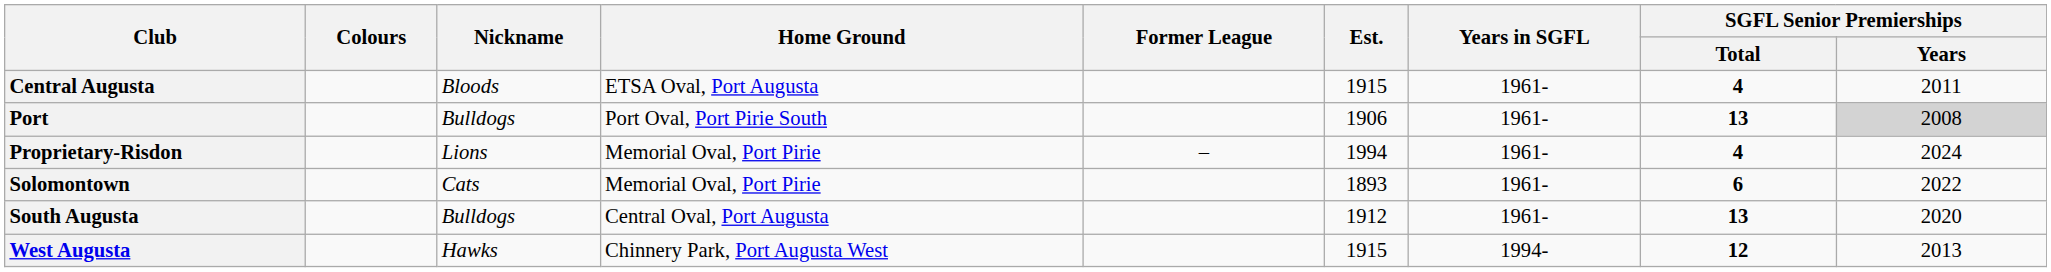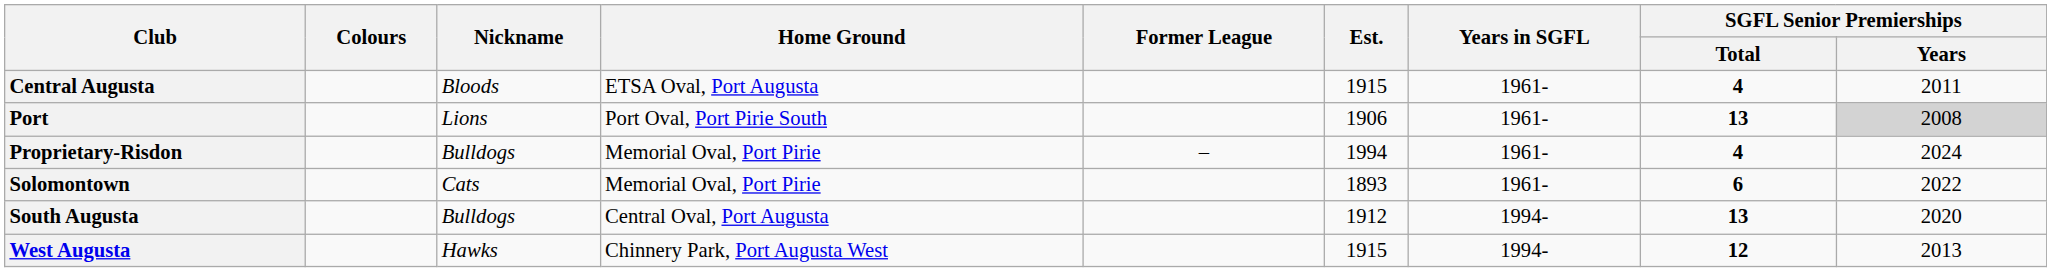(478, 119) Bulldogs -> (465, 119) Lions
(465, 151) Lions -> (478, 151) Bulldogs
(1524, 217) 1961- -> (1524, 217) 1994-
